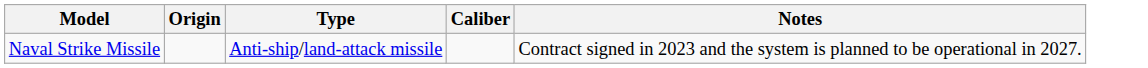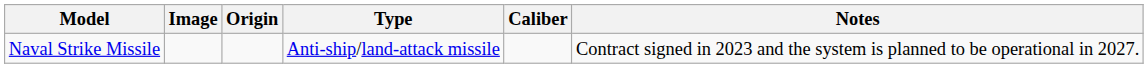+ column: (193, 19)
